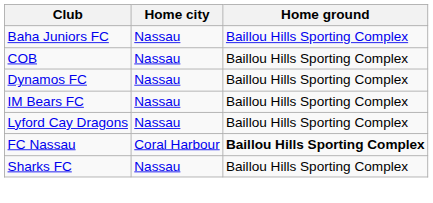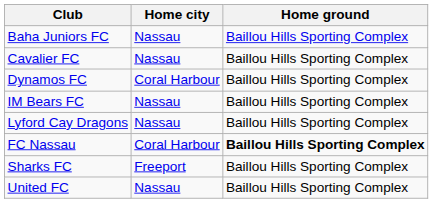+ row: (43, 58)
- row: (22, 58)
(157, 79) Nassau -> (177, 79) Coral Harbour
(157, 166) Nassau -> (160, 166) Freeport
+ row: (38, 187)
